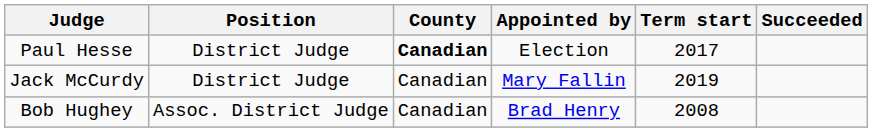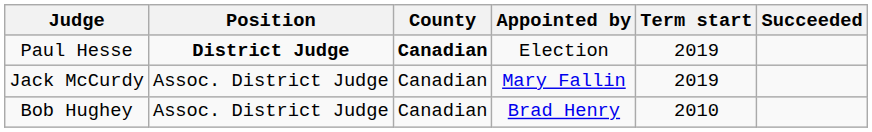(271, 50) normal -> (271, 50) bold
(696, 50) 2017 -> (696, 50) 2019
(271, 81) District Judge -> (271, 81) Assoc. District Judge
(696, 112) 2008 -> (696, 112) 2010
